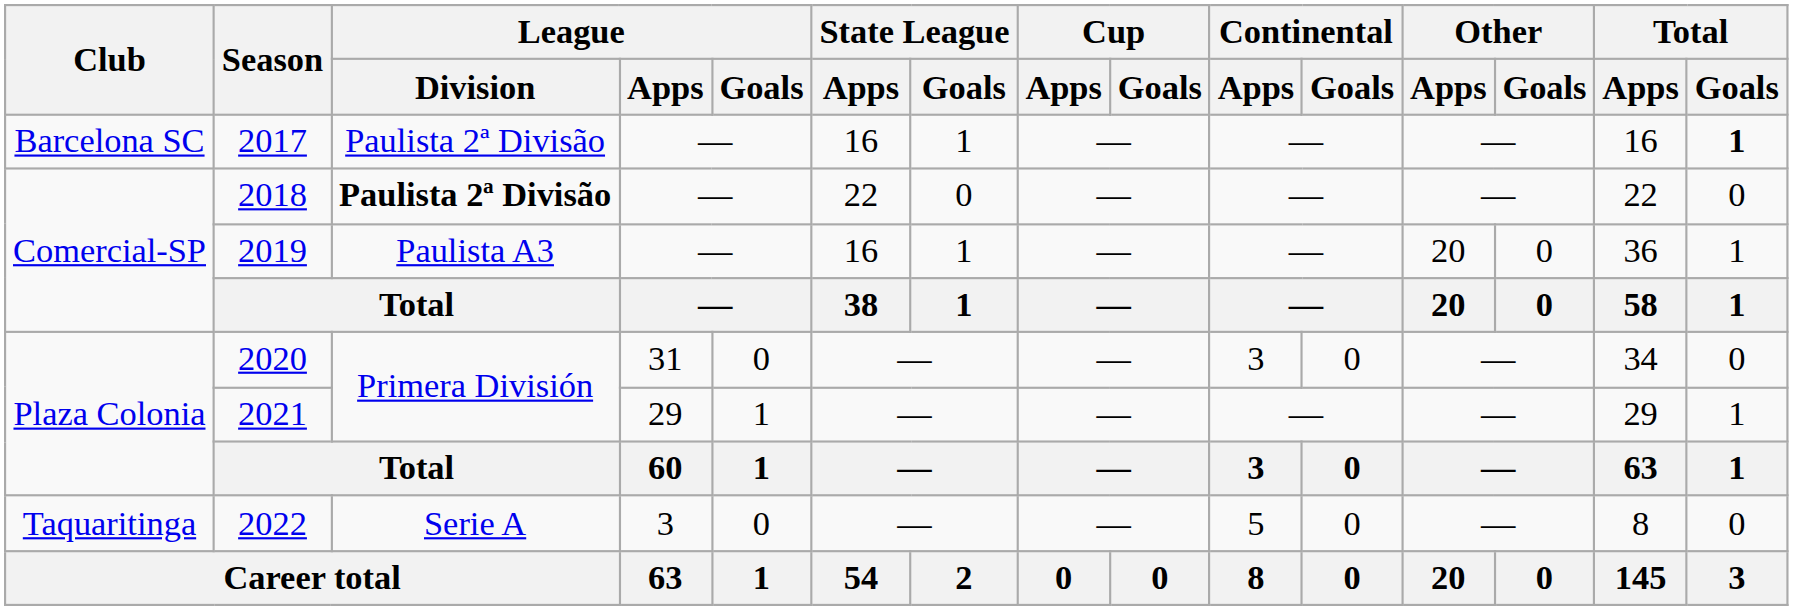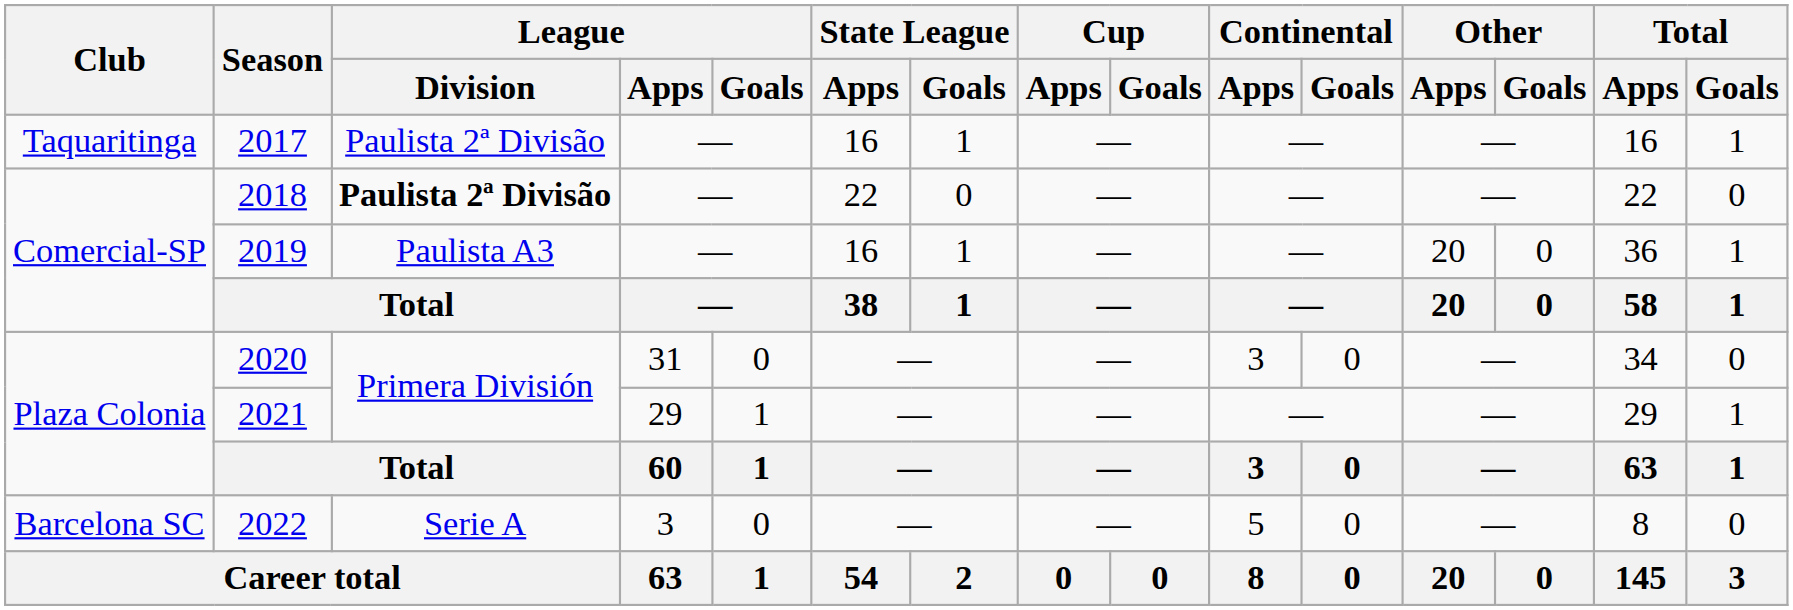(110, 140) Barcelona SC -> (109, 140) Taquaritinga
(1737, 140) bold -> (1737, 140) normal
(109, 522) Taquaritinga -> (110, 522) Barcelona SC
